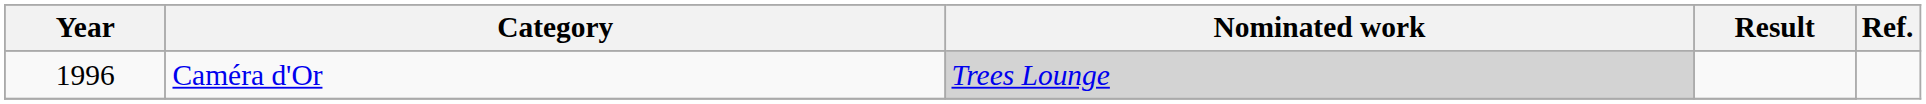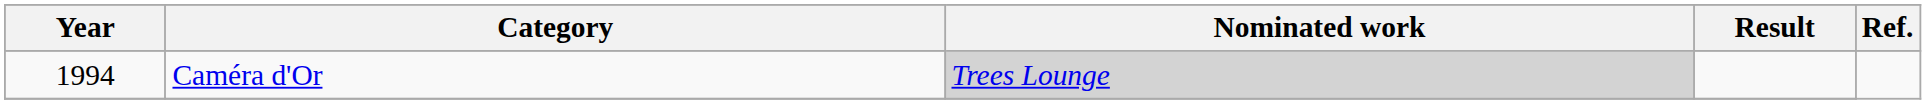(85, 74) 1996 -> (85, 74) 1994
